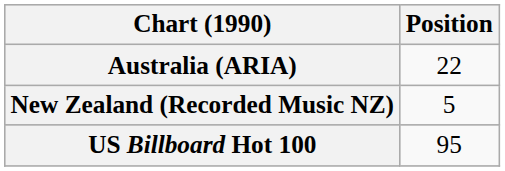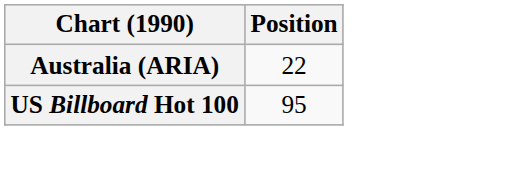- row: (202, 104)
